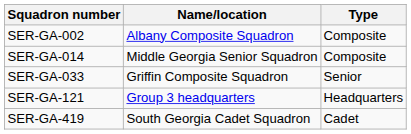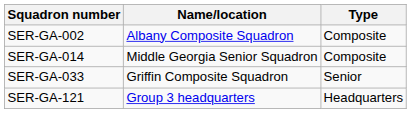- row: (46, 118)
